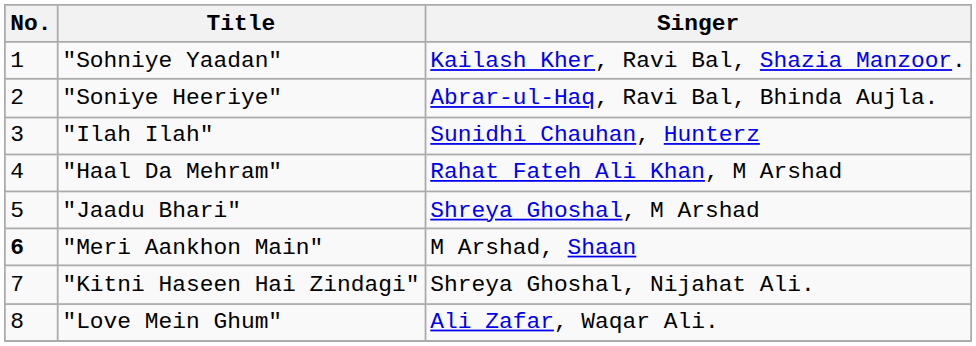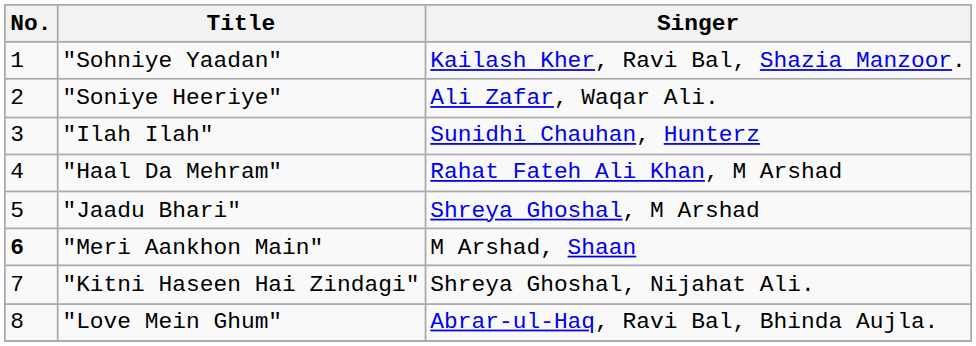(684, 98) Abrar-ul-Haq, Ravi Bal, Bhinda Aujla. -> (574, 98) Ali Zafar, Waqar Ali.
(574, 322) Ali Zafar, Waqar Ali. -> (684, 322) Abrar-ul-Haq, Ravi Bal, Bhinda Aujla.
